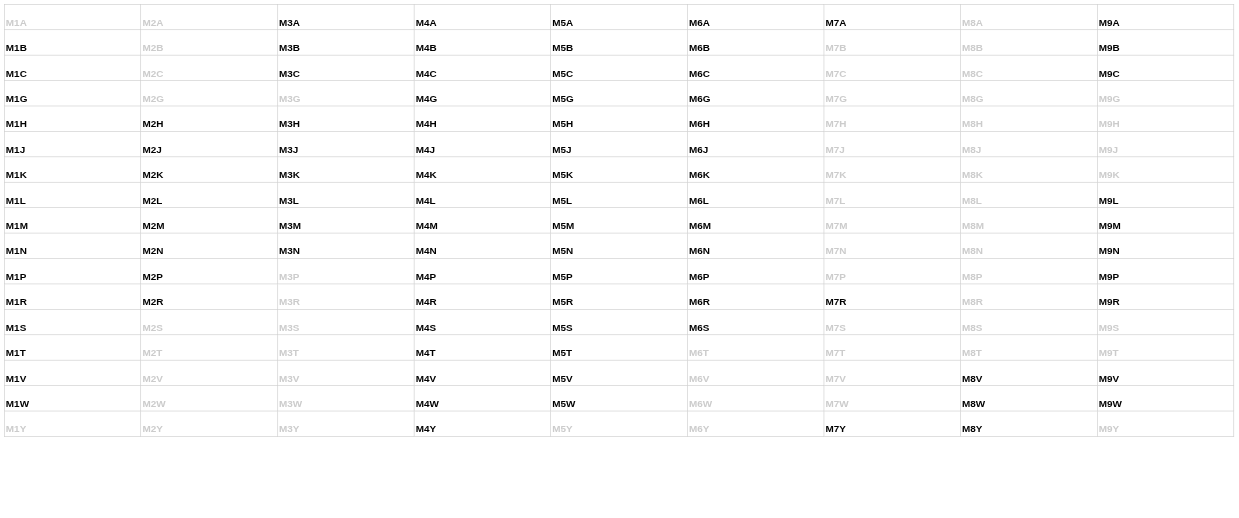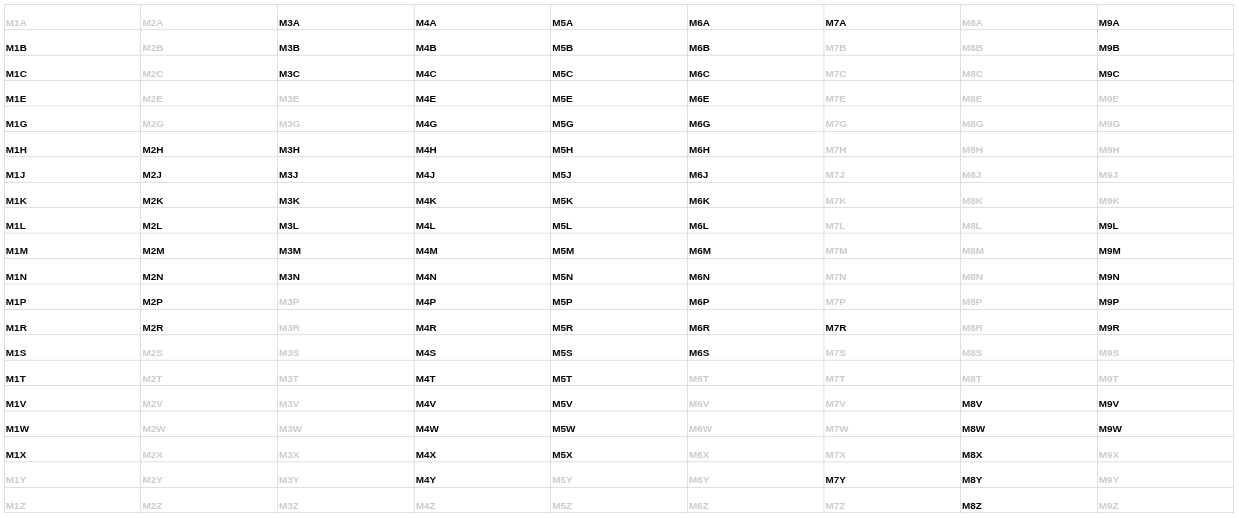+ row: (16, 99)
+ row: (16, 454)
+ row: (16, 505)
